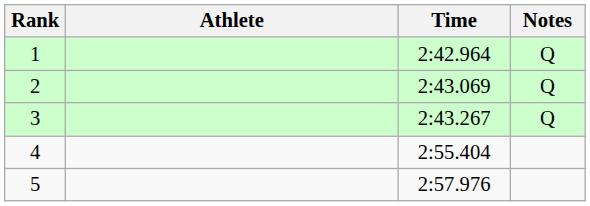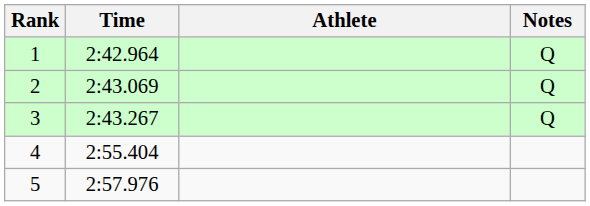columns swapped: (232, 20) <-> (454, 20)
